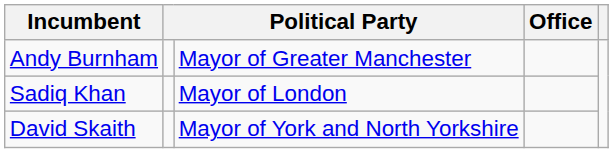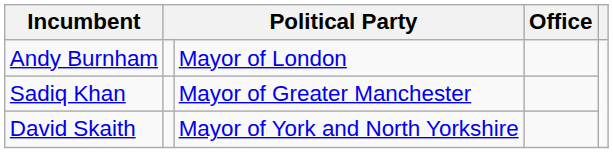(325, 57) Mayor of Greater Manchester -> (263, 57) Mayor of London
(263, 93) Mayor of London -> (325, 93) Mayor of Greater Manchester
